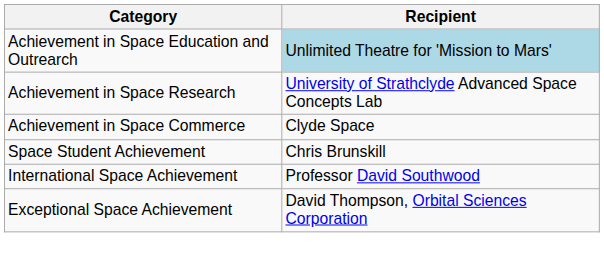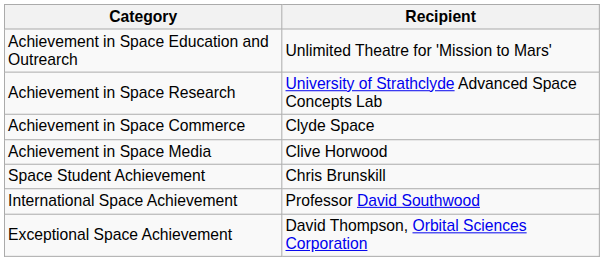(419, 50) lightblue background -> (419, 50) no background
+ row: (110, 151)
